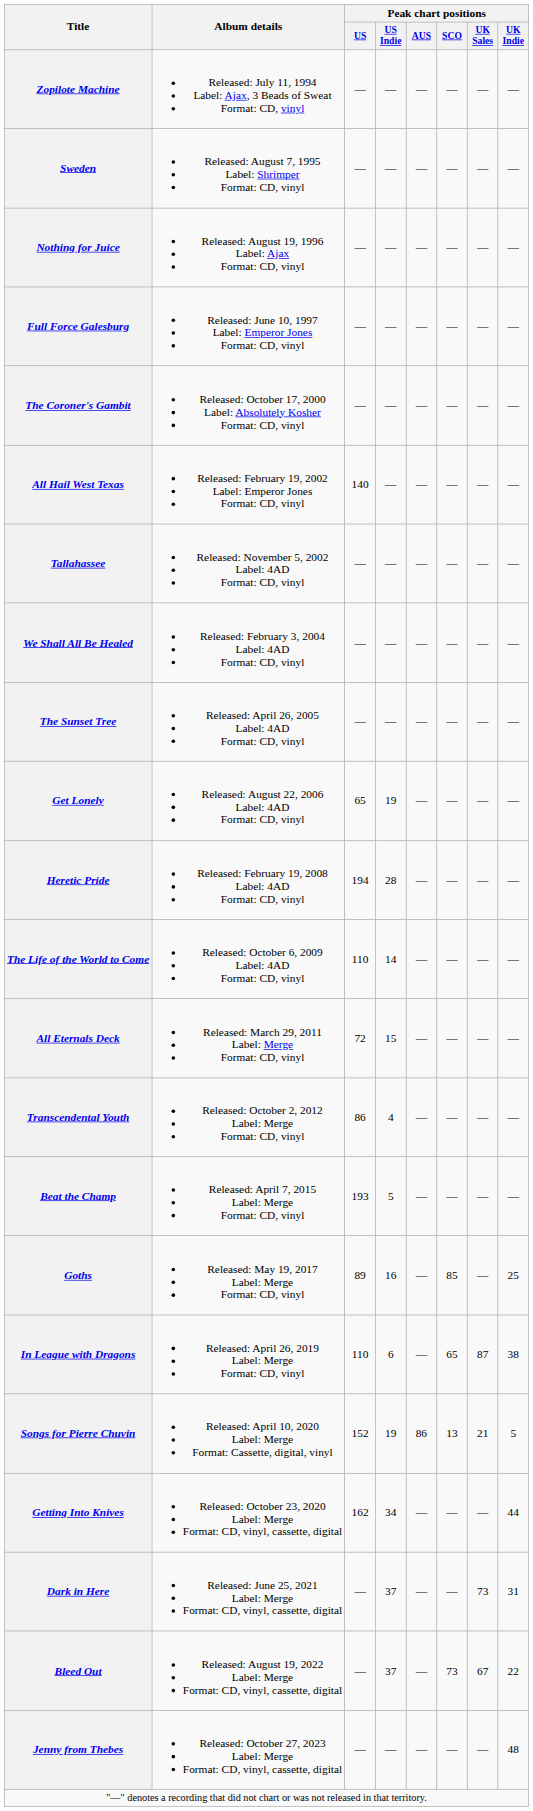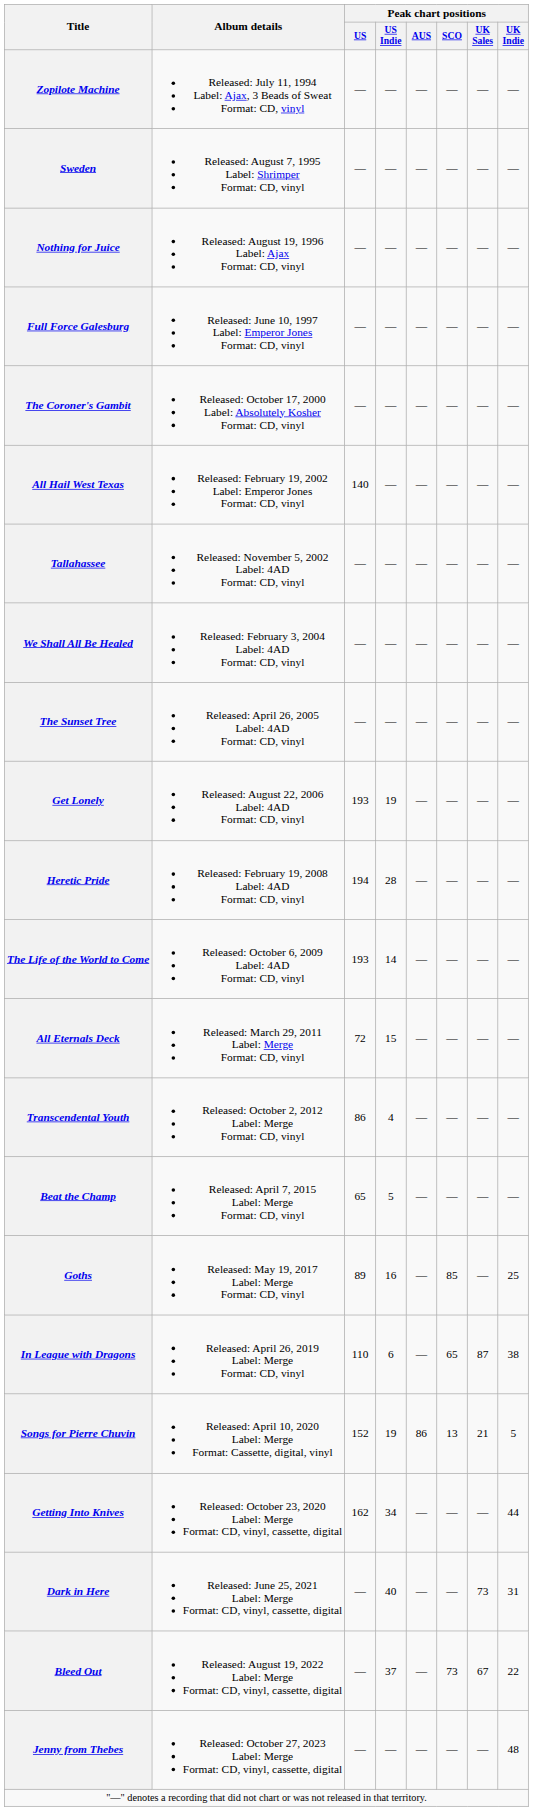(360, 801) 65 -> (360, 801) 193
(360, 959) 110 -> (360, 959) 193
(360, 1196) 193 -> (360, 1196) 65
(391, 1591) 37 -> (391, 1591) 40
